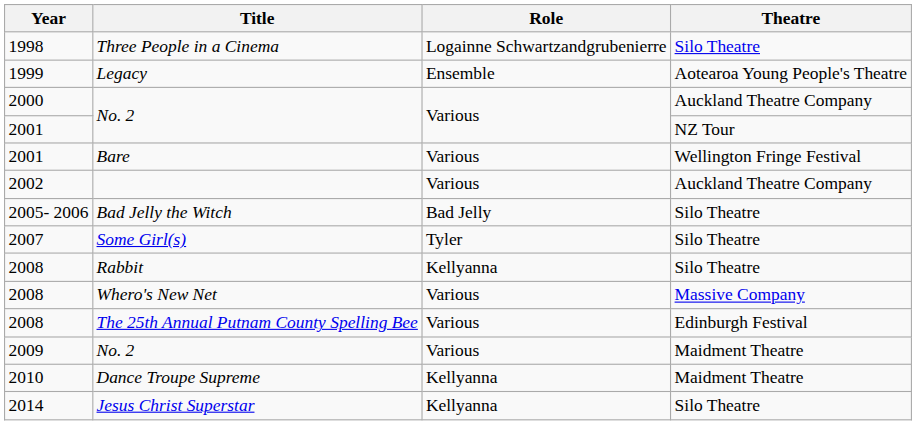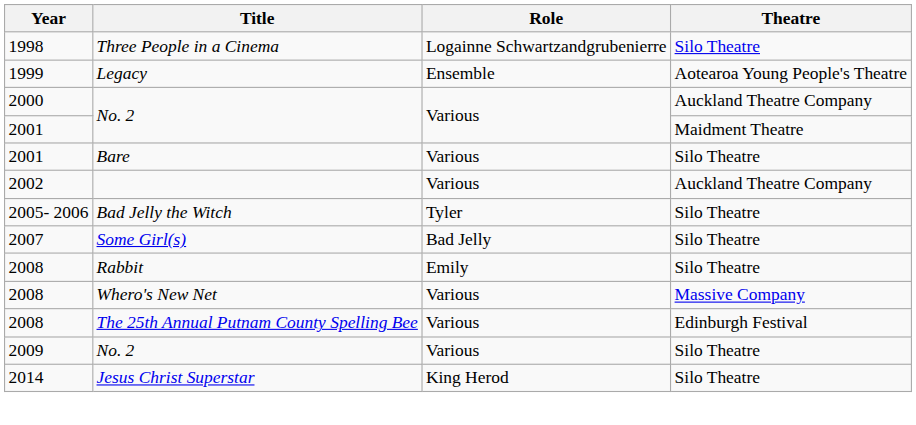(705, 128) NZ Tour -> (739, 128) Maidment Theatre
(768, 156) Wellington Fringe Festival -> (717, 156) Silo Theatre
(459, 211) Bad Jelly -> (444, 211) Tyler
(444, 239) Tyler -> (459, 239) Bad Jelly
(462, 267) Kellyanna -> (447, 267) Emily
(739, 350) Maidment Theatre -> (717, 350) Silo Theatre
- row: (26, 377)
(462, 405) Kellyanna -> (467, 377) King Herod
